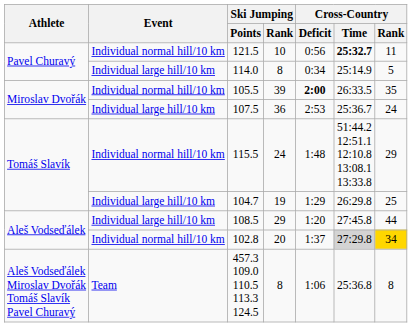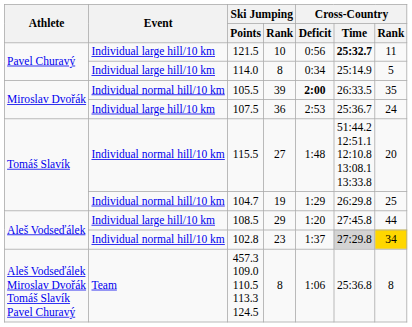(158, 52) Individual normal hill/10 km -> (153, 52) Individual large hill/10 km
(280, 155) 24 -> (280, 155) 27
(391, 155) 29 -> (391, 155) 20
(153, 201) Individual large hill/10 km -> (158, 201) Individual normal hill/10 km
(280, 239) 20 -> (280, 239) 23
